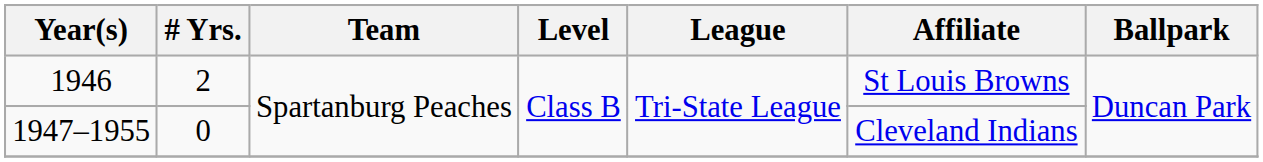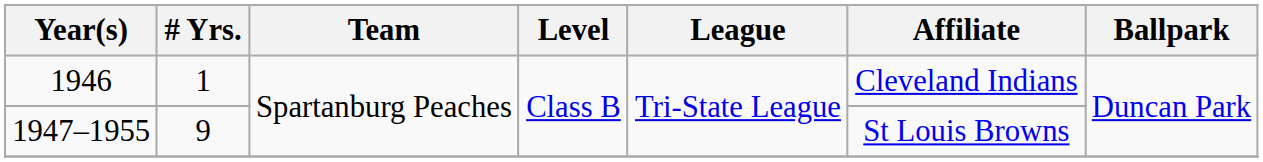(203, 80) 2 -> (203, 80) 1
(966, 80) St Louis Browns -> (966, 80) Cleveland Indians
(203, 131) 0 -> (203, 131) 9
(966, 131) Cleveland Indians -> (966, 131) St Louis Browns
